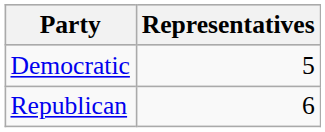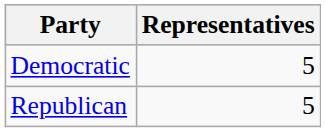(308, 106) 6 -> (308, 106) 5
